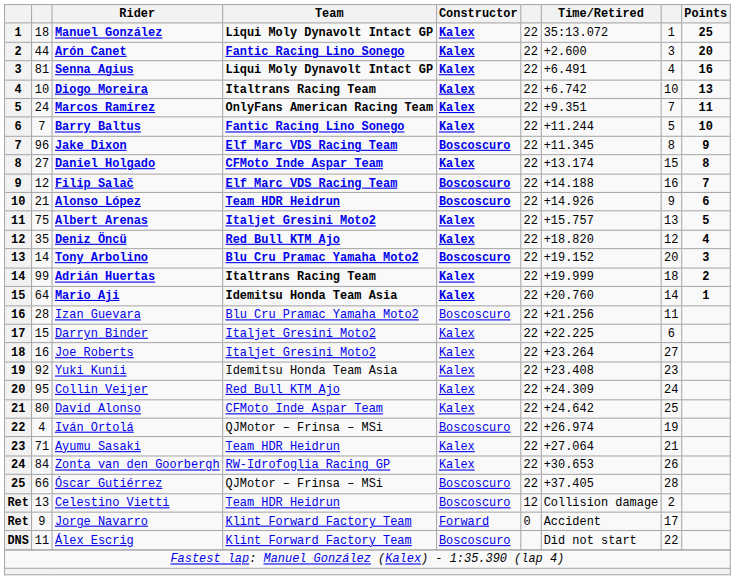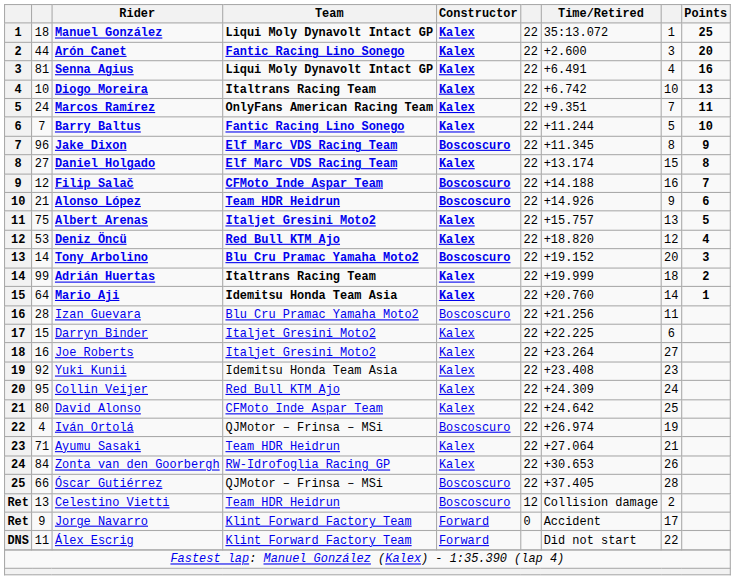(304, 164) CFMoto Inde Aspar Team -> (311, 164) Elf Marc VDS Racing Team
(311, 183) Elf Marc VDS Racing Team -> (304, 183) CFMoto Inde Aspar Team
(42, 240) 35 -> (42, 240) 53
(475, 540) Boscoscuro -> (464, 540) Forward
